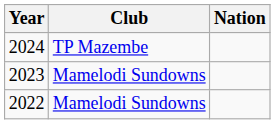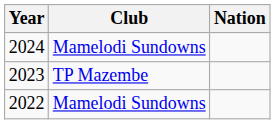(100, 47) TP Mazembe -> (129, 47) Mamelodi Sundowns
(129, 75) Mamelodi Sundowns -> (100, 75) TP Mazembe
